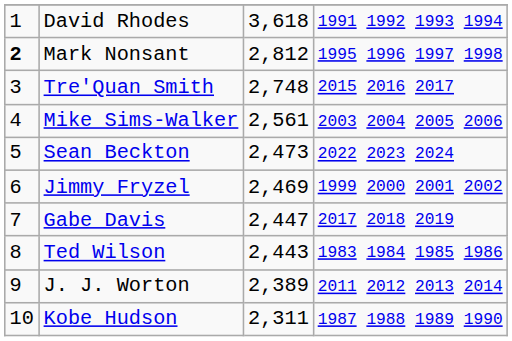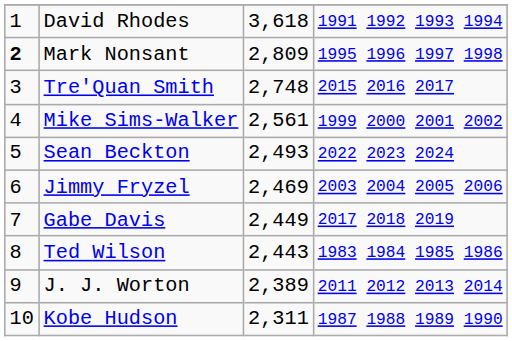(278, 54) 2,812 -> (278, 54) 2,809
(410, 120) 2003 2004 2005 2006 -> (410, 120) 1999 2000 2001 2002
(278, 154) 2,473 -> (278, 154) 2,493
(410, 187) 1999 2000 2001 2002 -> (410, 187) 2003 2004 2005 2006
(278, 220) 2,447 -> (278, 220) 2,449
